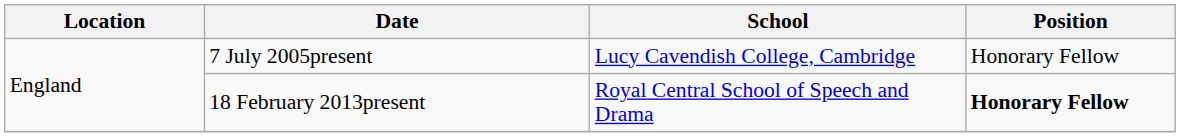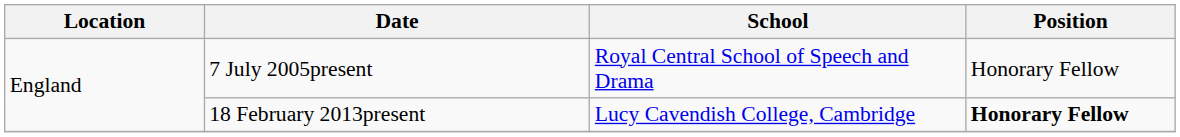(755, 55) Lucy Cavendish College, Cambridge -> (752, 68) Royal Central School of Speech and Drama
(752, 102) Royal Central School of Speech and Drama -> (755, 114) Lucy Cavendish College, Cambridge
